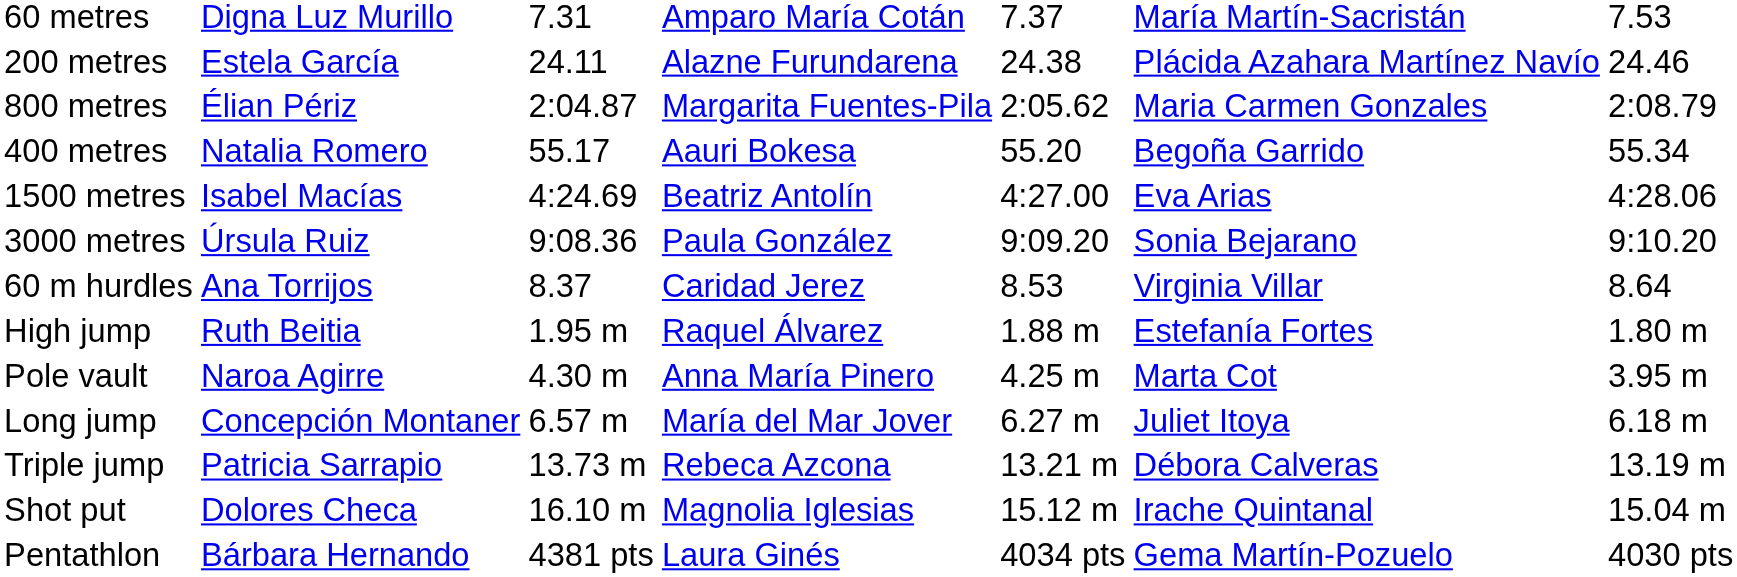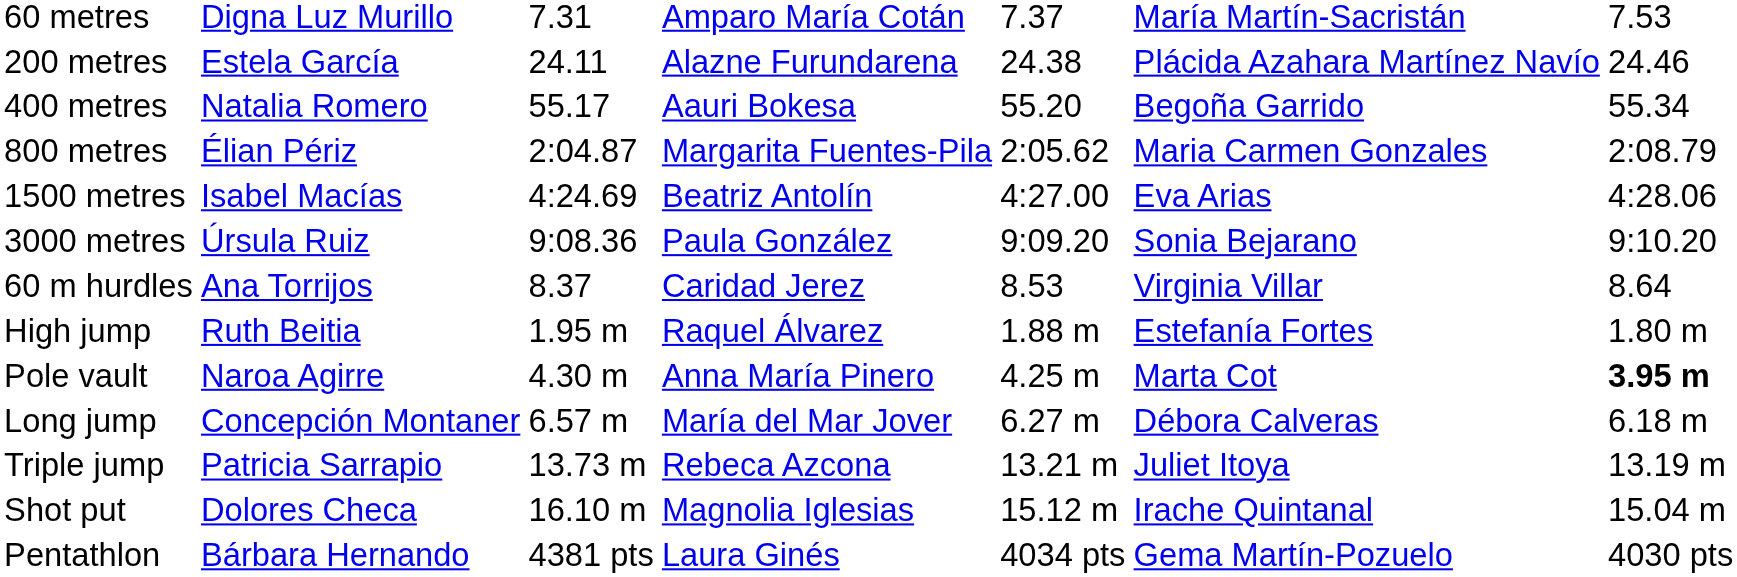rows swapped: (86, 151) <-> (86, 106)
(1658, 376) normal -> (1659, 376) bold
(1212, 420) Juliet Itoya -> (1256, 420) Débora Calveras
(1256, 465) Débora Calveras -> (1212, 465) Juliet Itoya
